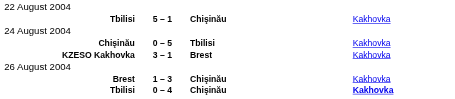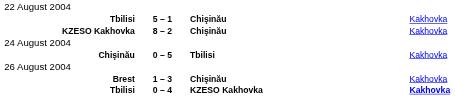+ row: (98, 31)
- row: (98, 55)
(208, 90) Chişinău -> (226, 90) KZESO Kakhovka
